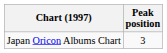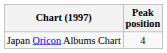(143, 40) 3 -> (143, 40) 4
